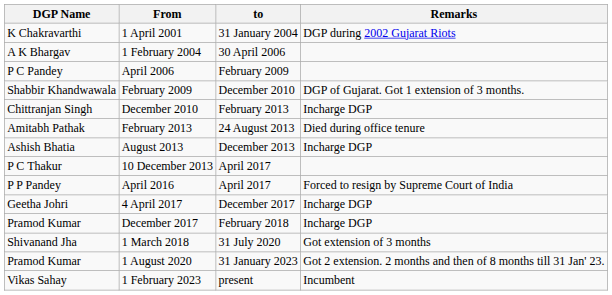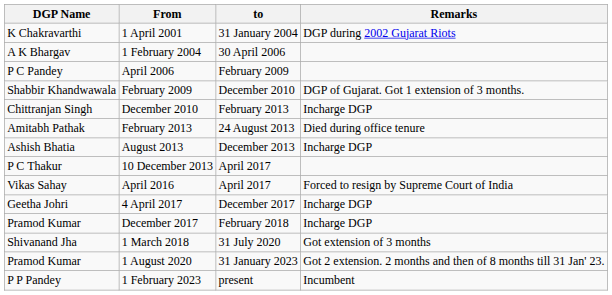(34, 185) P P Pandey -> (37, 185) Vikas Sahay
(37, 280) Vikas Sahay -> (34, 280) P P Pandey
